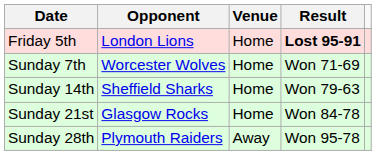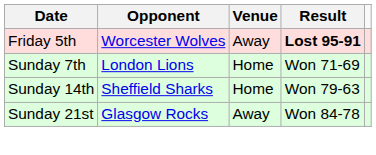(147, 41) London Lions -> (163, 41) Worcester Wolves
(253, 41) Home -> (251, 41) Away
(163, 65) Worcester Wolves -> (147, 65) London Lions
(253, 114) Home -> (251, 114) Away
- row: (51, 138)
